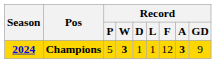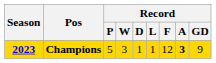(24, 49) 2024 -> (24, 49) 2023
(124, 49) bold -> (124, 49) normal
